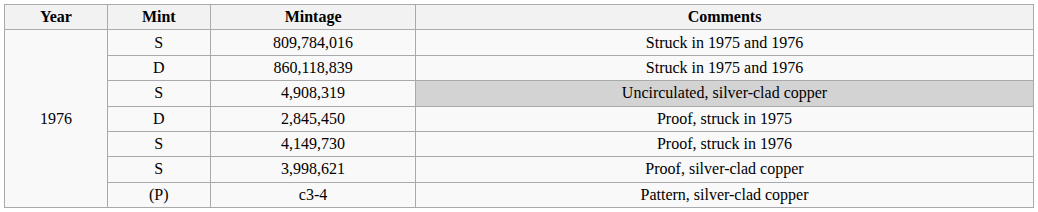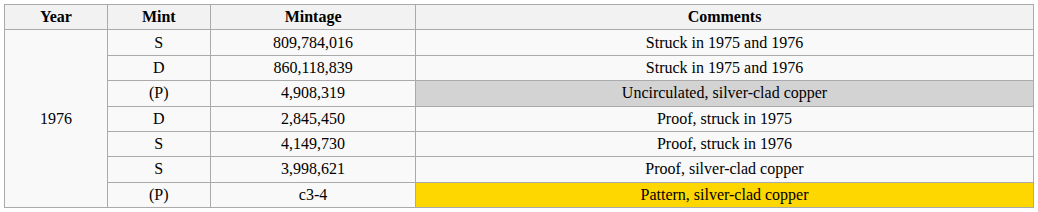(159, 93) S -> (159, 93) (P)
(725, 194) no background -> (725, 194) gold background
